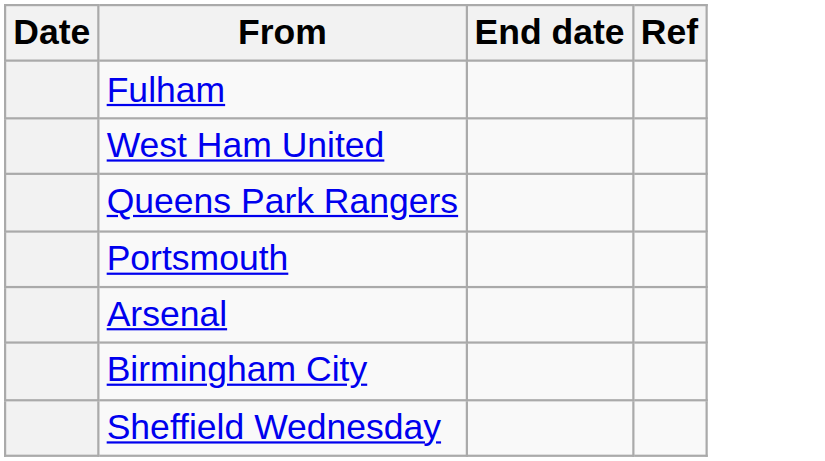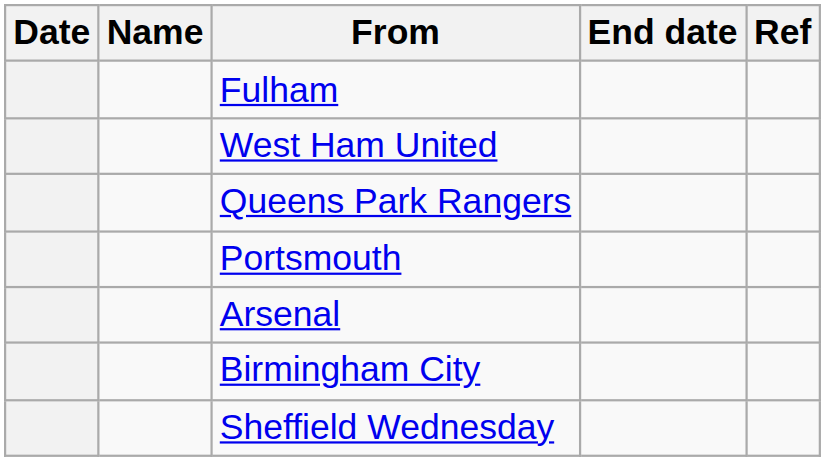+ column: (155, 32)
